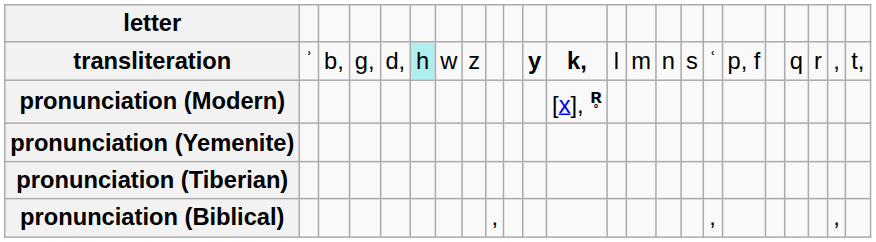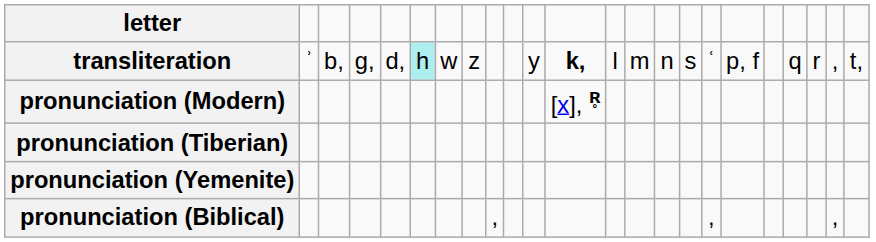(535, 60) bold -> (534, 60) normal
rows swapped: (152, 142) <-> (152, 179)
